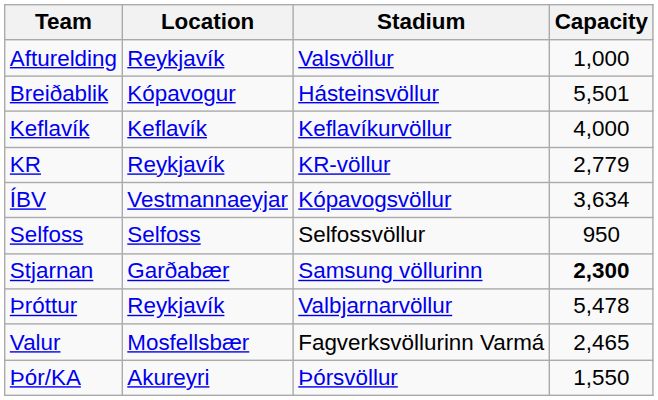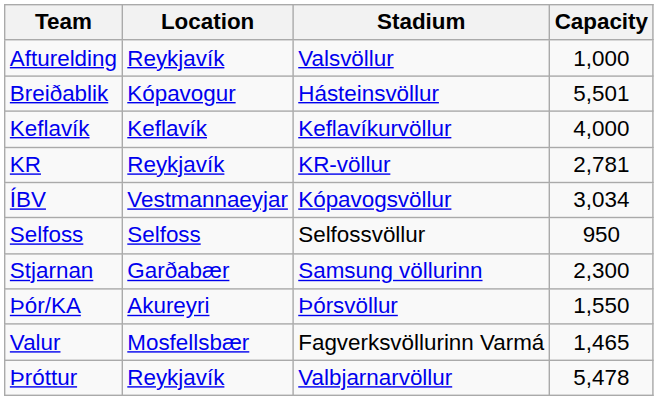(601, 164) 2,779 -> (601, 164) 2,781
(601, 199) 3,634 -> (601, 199) 3,034
(601, 270) bold -> (601, 270) normal
rows swapped: (43, 306) <-> (45, 377)
(601, 341) 2,465 -> (601, 341) 1,465
